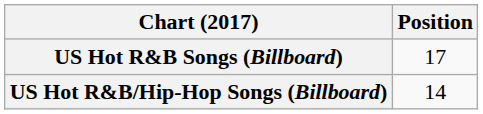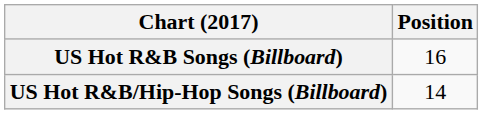(435, 56) 17 -> (435, 56) 16
